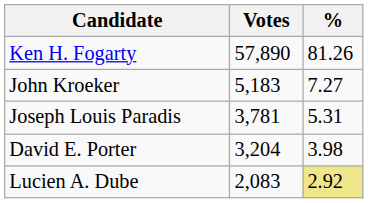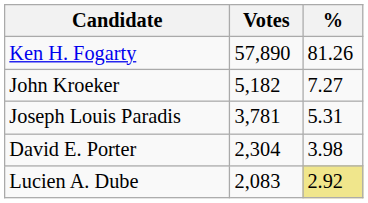(257, 85) 5,183 -> (257, 85) 5,182
(257, 149) 3,204 -> (257, 149) 2,304
